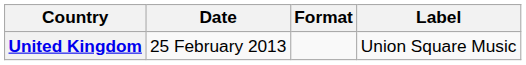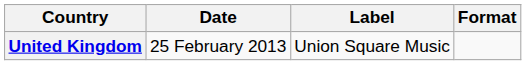columns swapped: (439, 18) <-> (324, 18)
